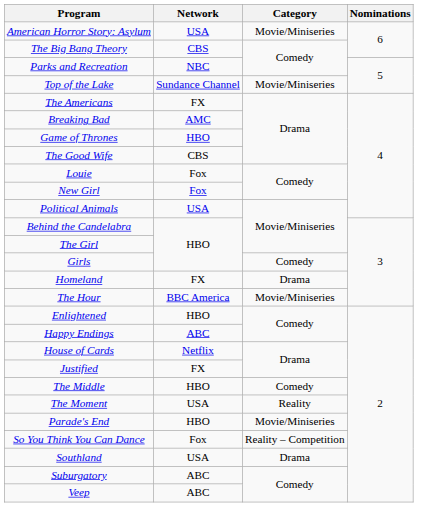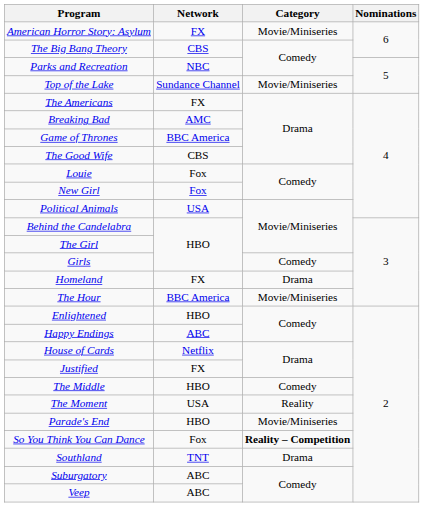(198, 31) USA -> (198, 31) FX
(198, 137) HBO -> (198, 137) BBC America
(295, 439) normal -> (298, 439) bold
(198, 457) USA -> (198, 457) TNT
